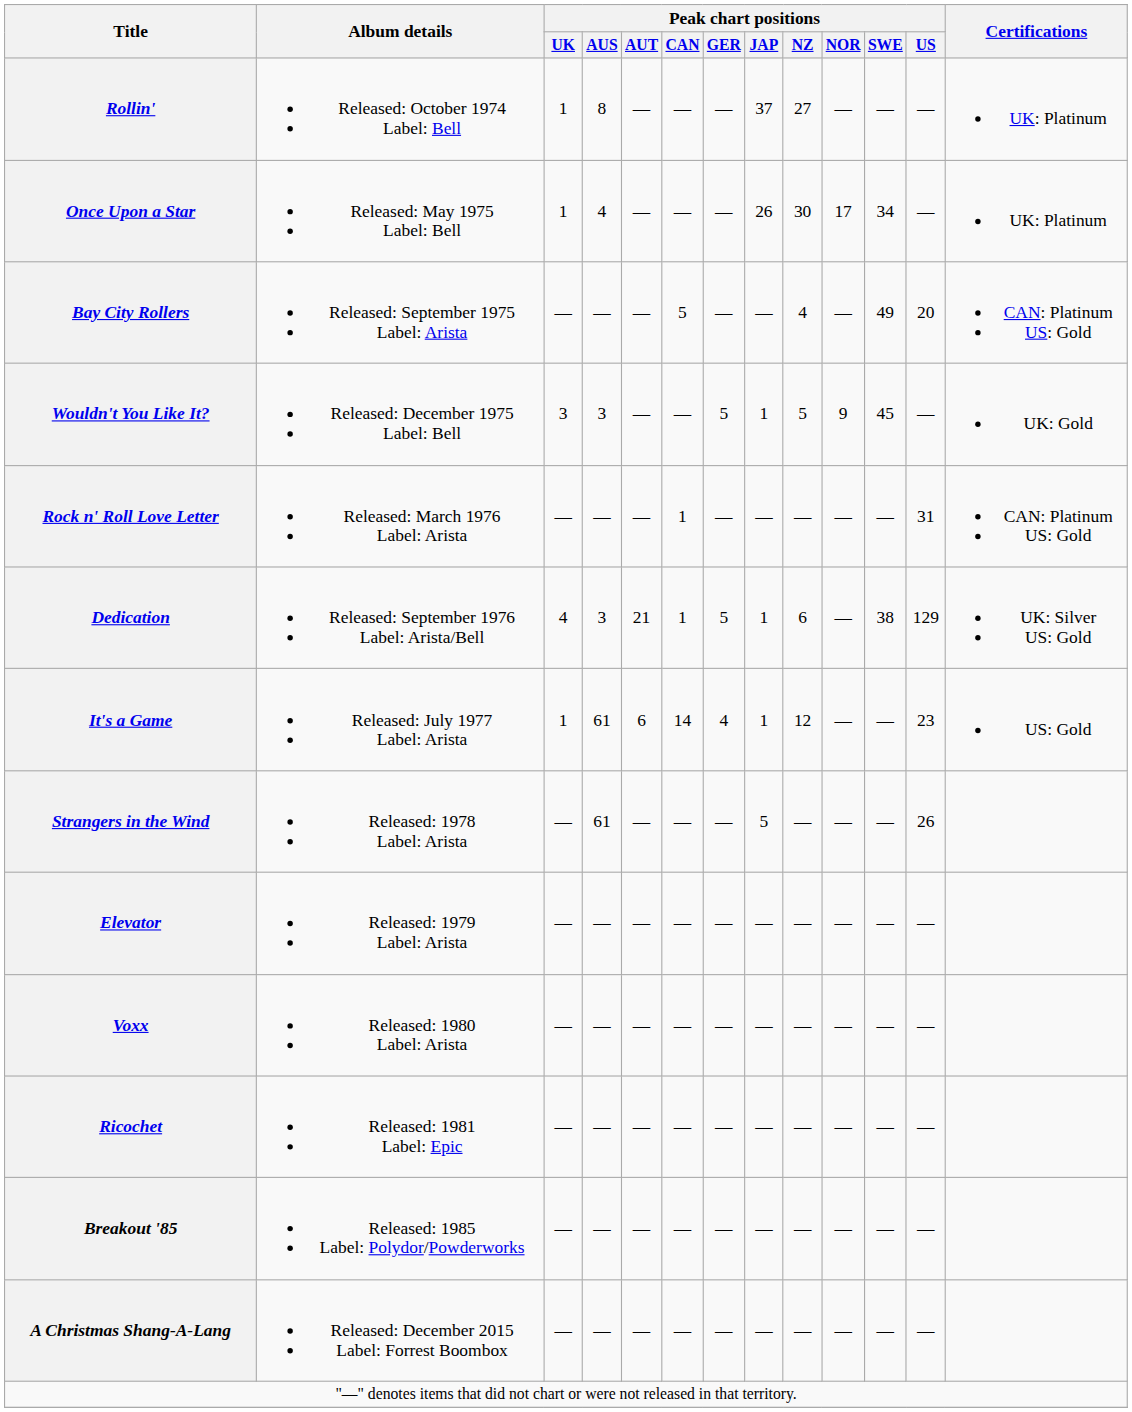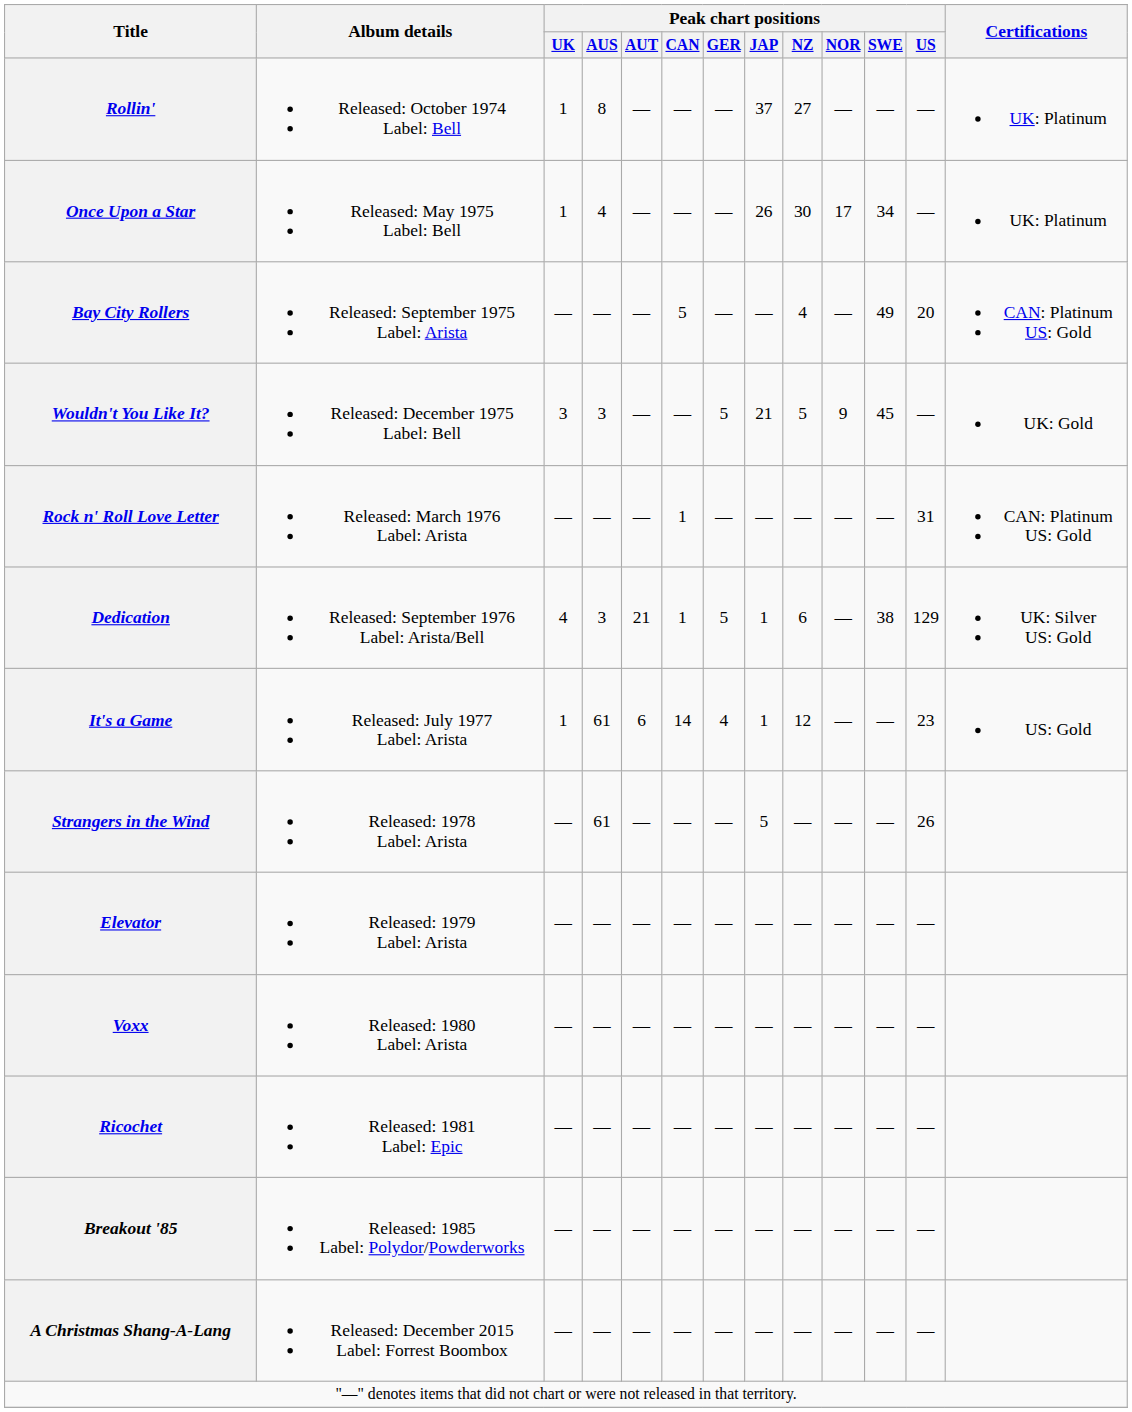(764, 414) 1 -> (764, 414) 21
